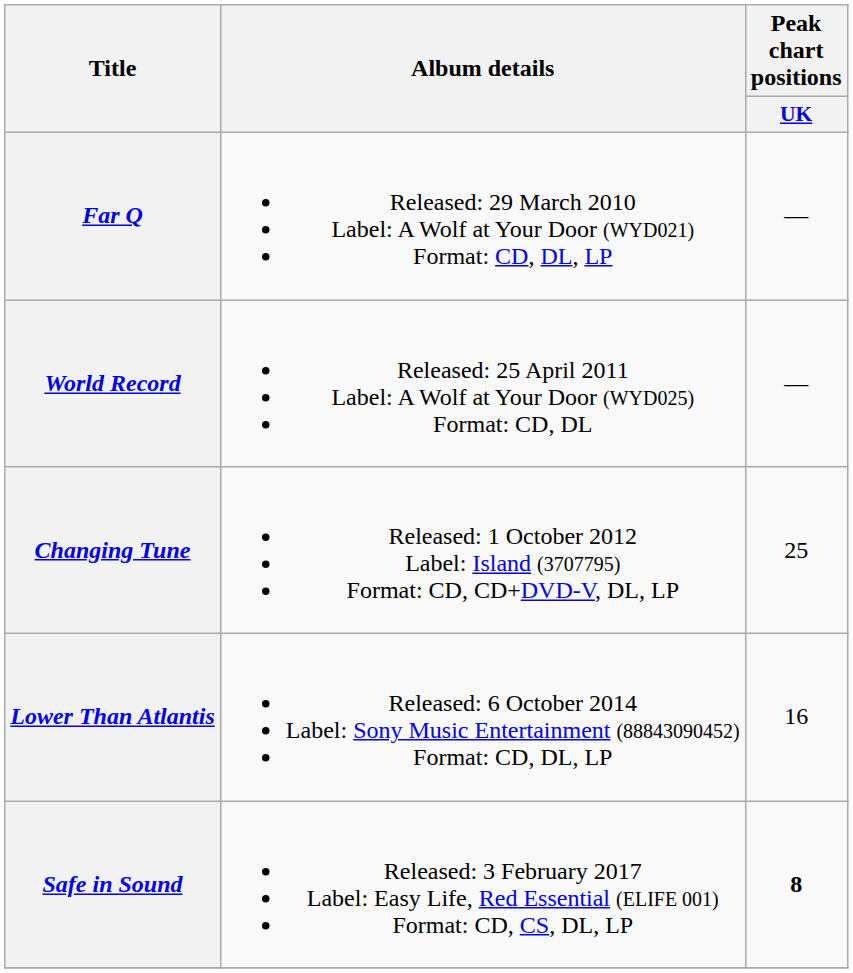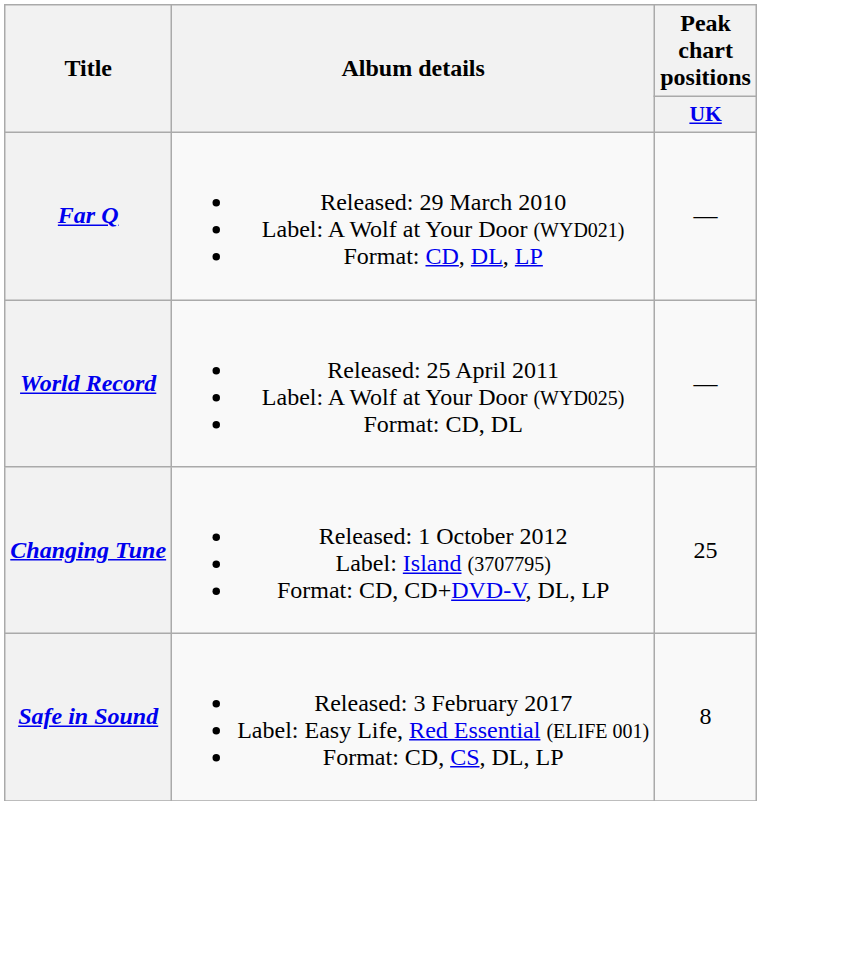- row: (113, 716)
(796, 883) bold -> (706, 716) normal
